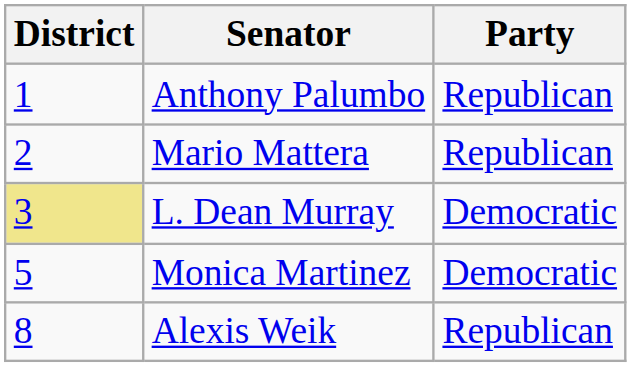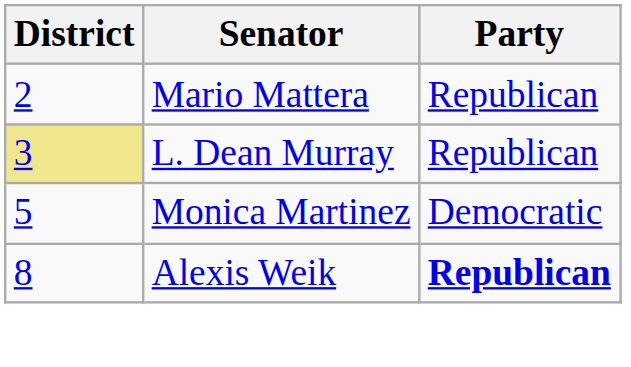- row: (288, 93)
(530, 212) Democratic -> (513, 152) Republican
(528, 331) normal -> (519, 271) bold
